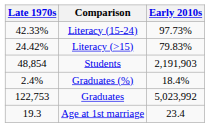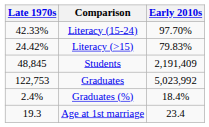(176, 30) 97.73% -> (176, 30) 97.70%
(32, 63) 48,854 -> (32, 63) 48,845
(176, 63) 2,191,903 -> (176, 63) 2,191,409
rows swapped: (103, 97) <-> (103, 80)
